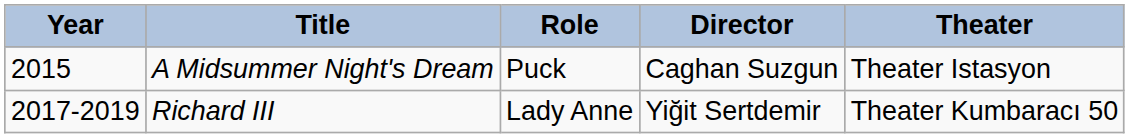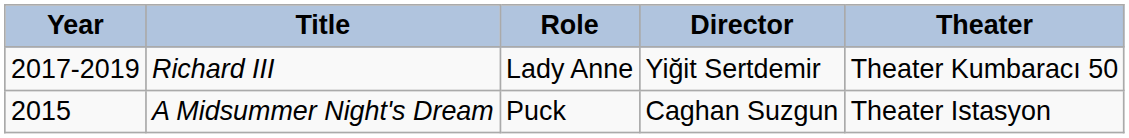rows swapped: (323, 68) <-> (213, 111)
